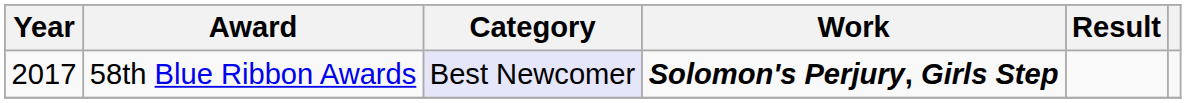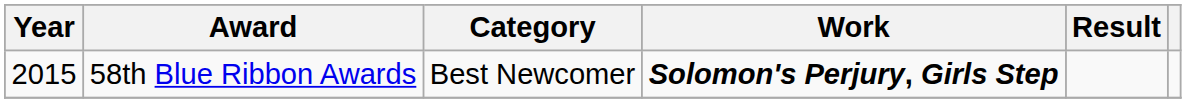(44, 73) 2017 -> (44, 73) 2015
(532, 73) lavender background -> (532, 73) no background
